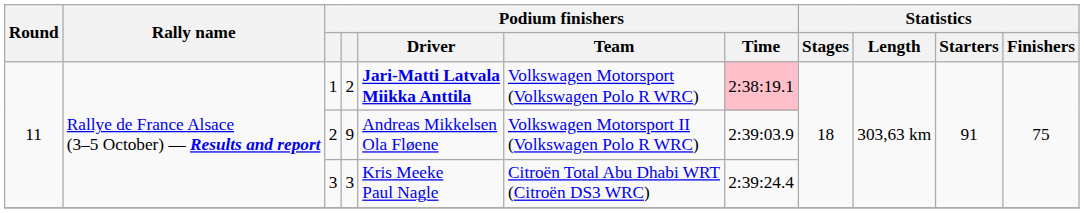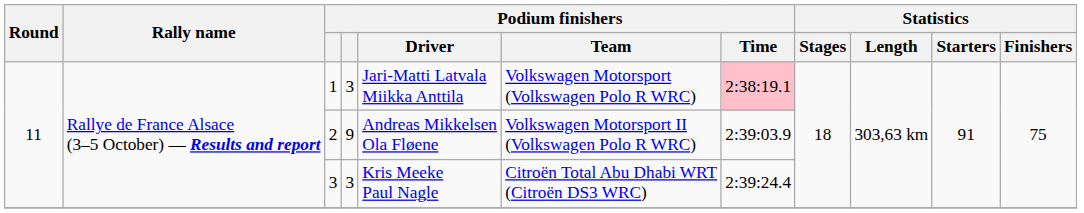(350, 85) 2 -> (350, 85) 3
(431, 85) bold -> (424, 85) normal
